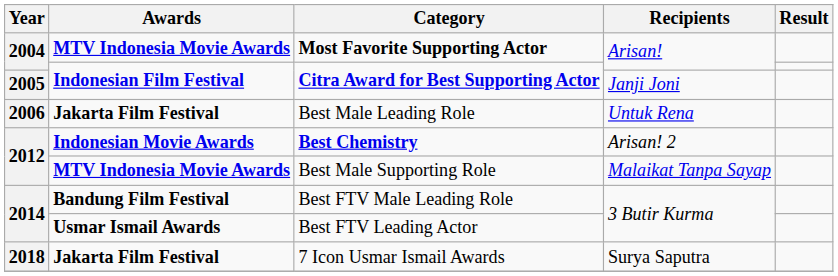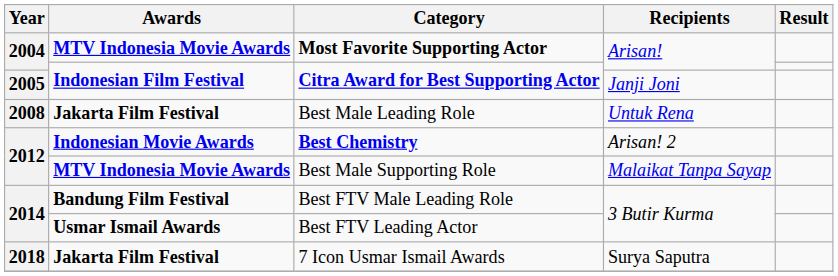(27, 113) 2006 -> (27, 113) 2008
